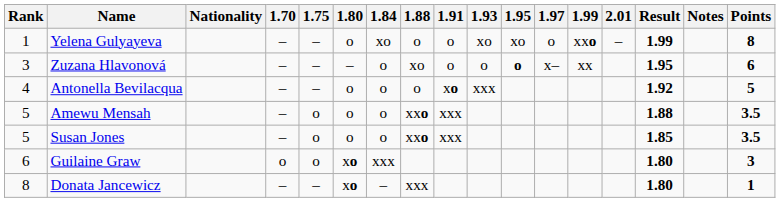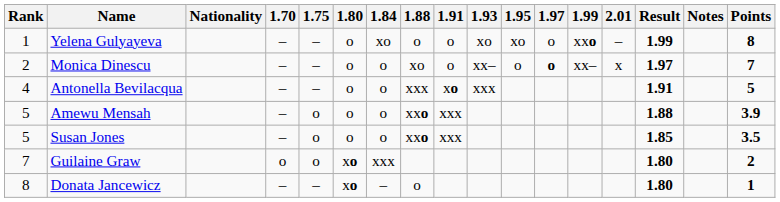+ row: (100, 64)
- row: (108, 64)
(417, 88) o -> (417, 88) xxx
(660, 88) 1.92 -> (660, 88) 1.91
(751, 112) 3.5 -> (751, 112) 3.9
(26, 161) 6 -> (26, 161) 7
(751, 161) 3 -> (751, 161) 2
(417, 185) xxx -> (417, 185) o
